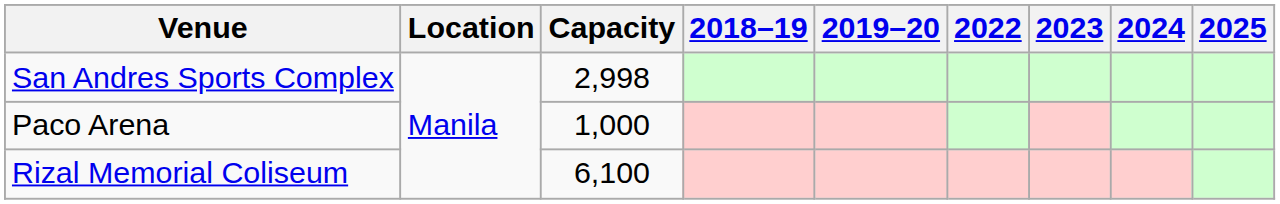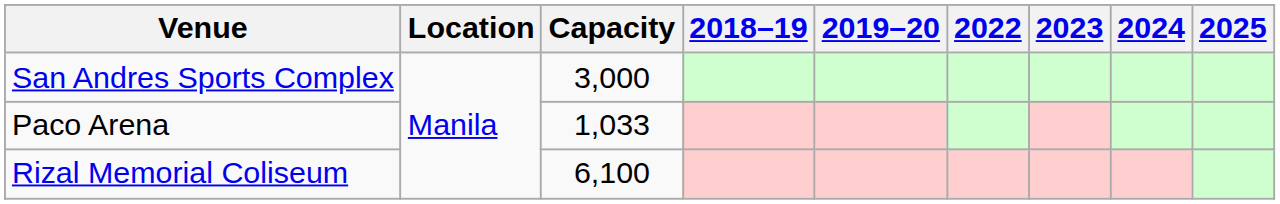(612, 76) 2,998 -> (612, 76) 3,000
(612, 125) 1,000 -> (612, 125) 1,033
